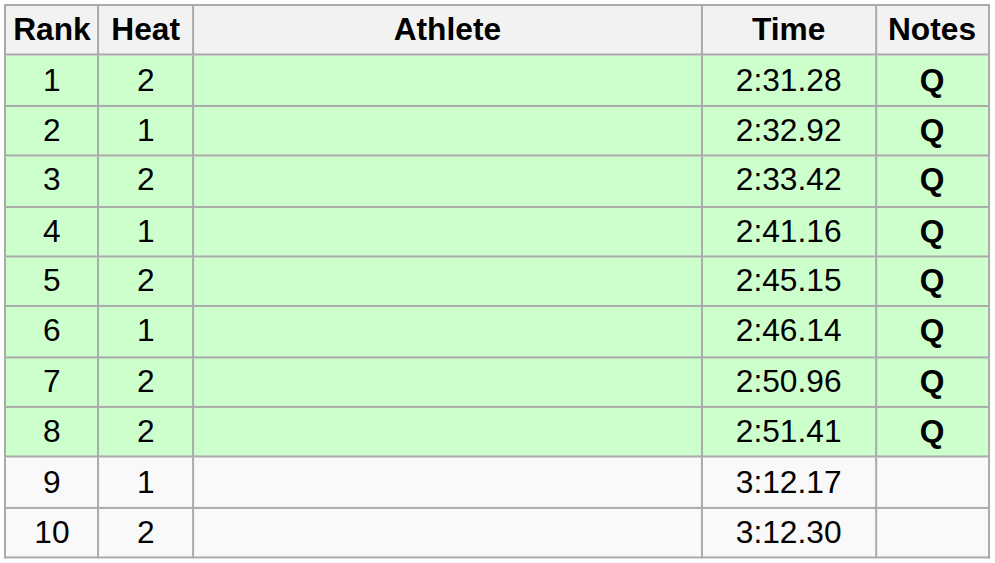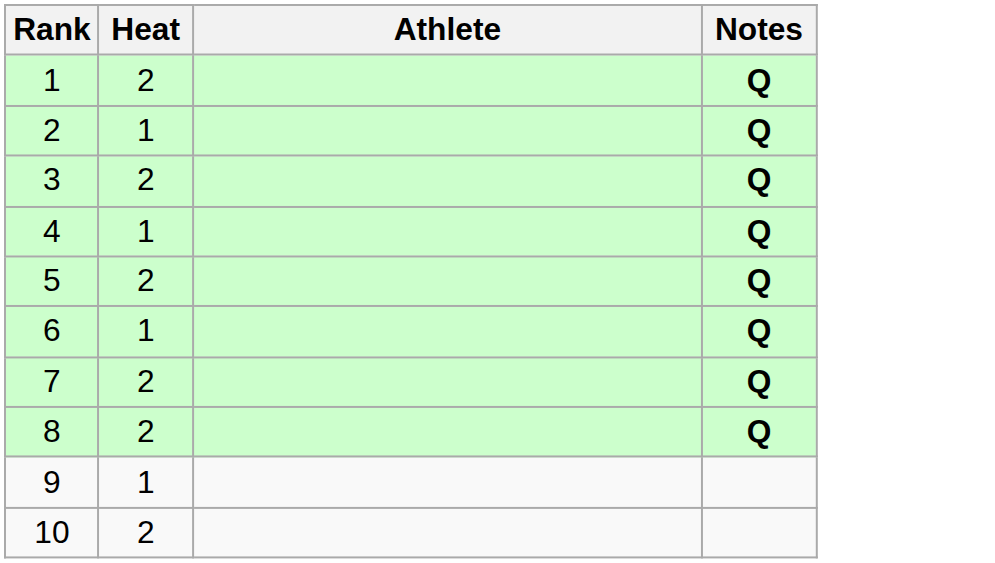- column: (789, 29)
